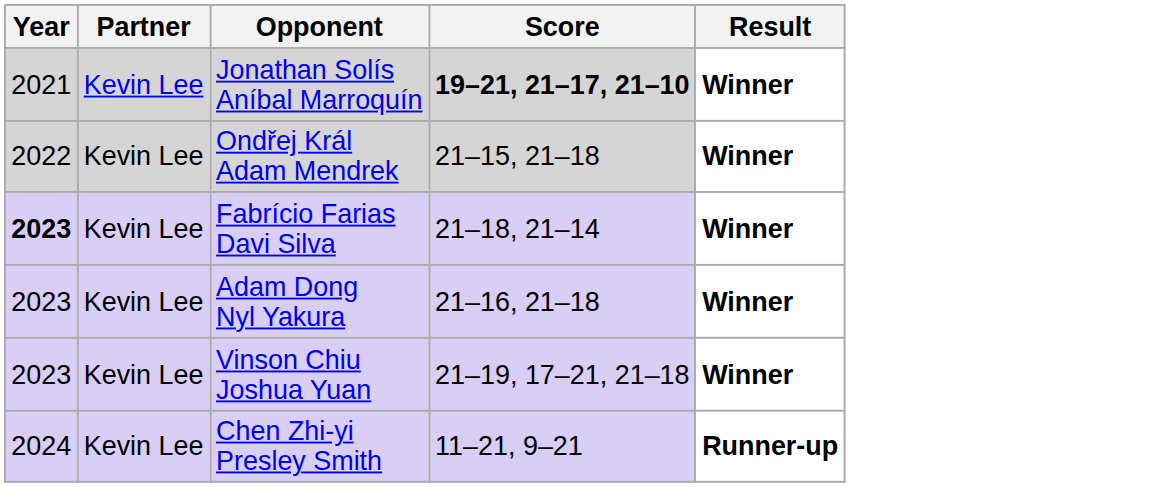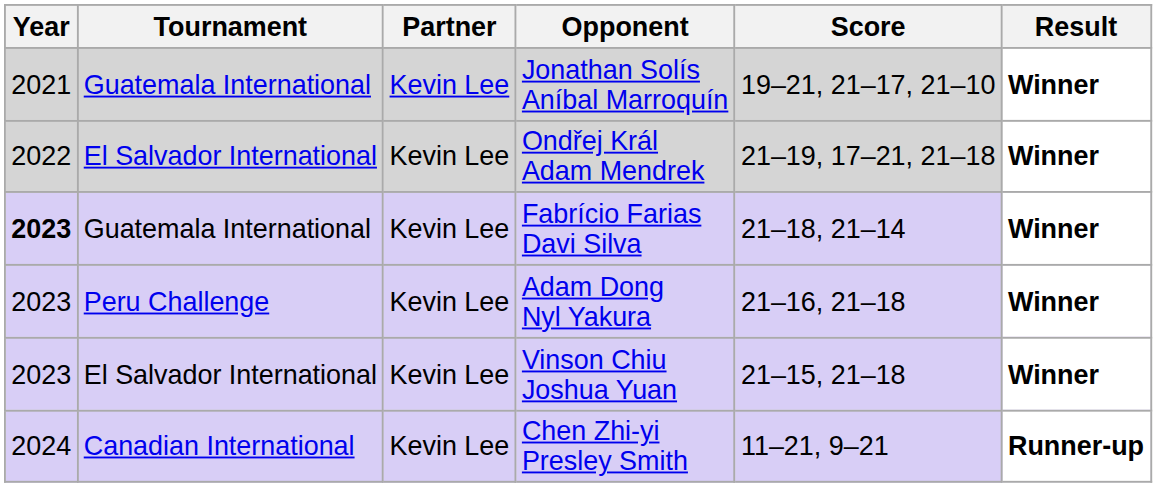+ column: (230, 27)
(562, 84) bold -> (868, 84) normal
(517, 157) 21–15, 21–18 -> (868, 157) 21–19, 17–21, 21–18
(562, 374) 21–19, 17–21, 21–18 -> (823, 374) 21–15, 21–18
